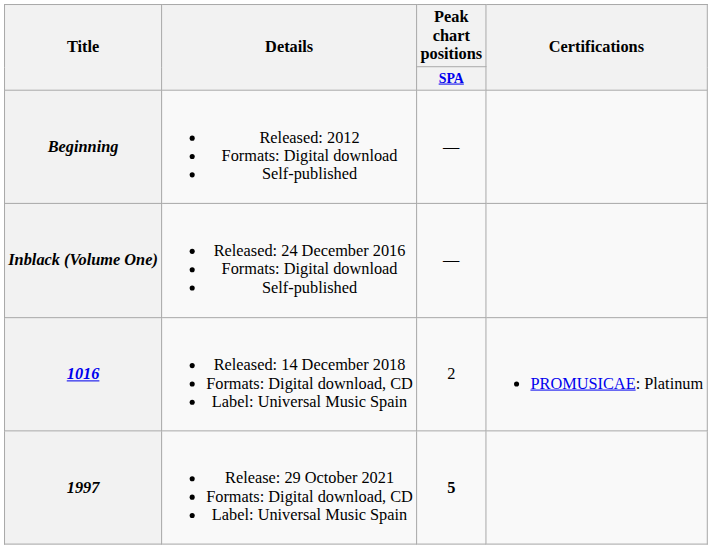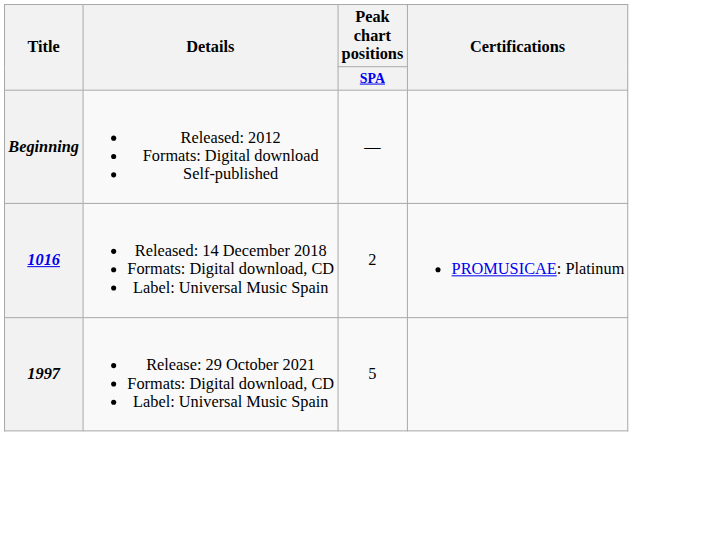- row: (83, 260)
(451, 487) bold -> (372, 373) normal
